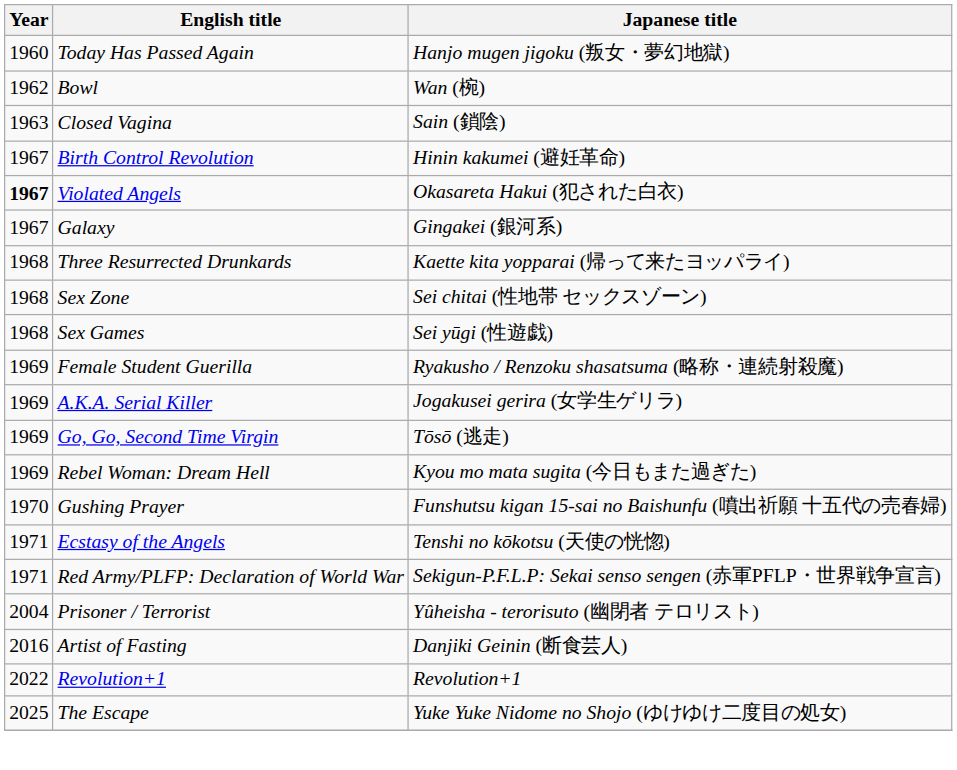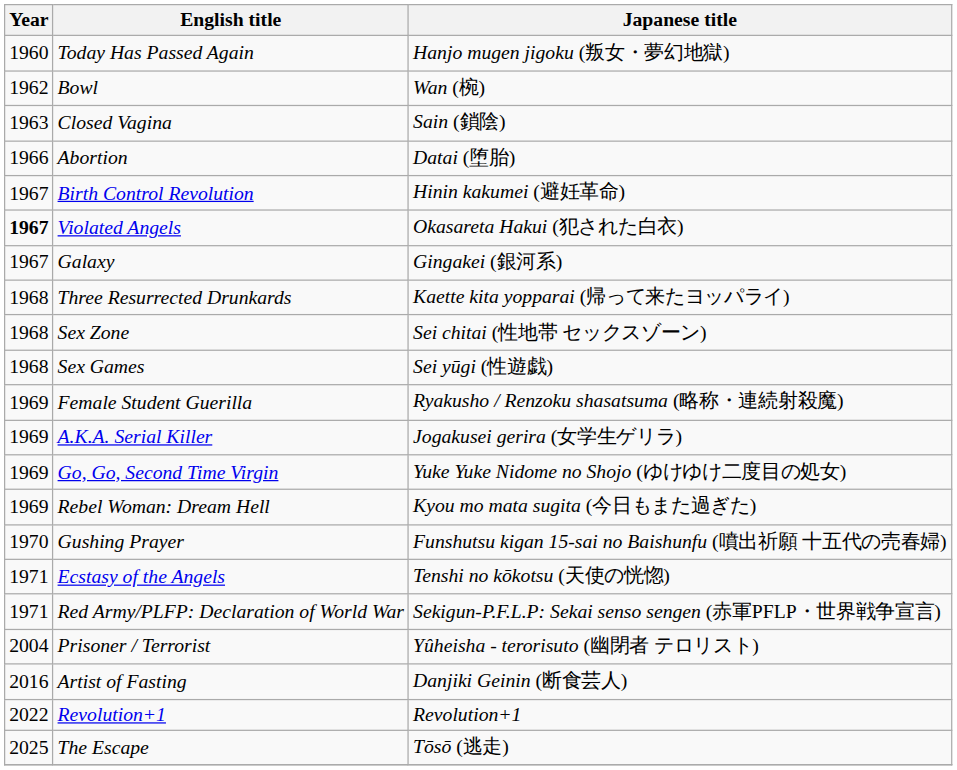+ row: (93, 157)
(461, 436) Tōsō (逃走) -> (630, 471) Yuke Yuke Nidome no Shojo (ゆけゆけ二度目の処女)
(630, 711) Yuke Yuke Nidome no Shojo (ゆけゆけ二度目の処女) -> (461, 746) Tōsō (逃走)
